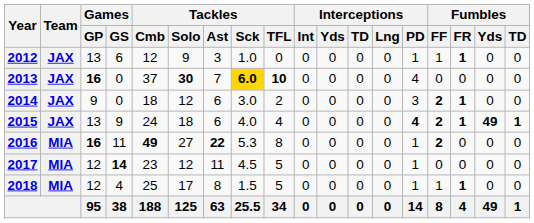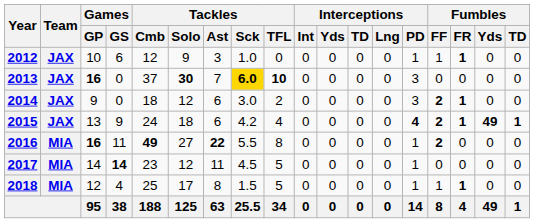(94, 57) 13 -> (94, 57) 10
(415, 79) 4 -> (415, 79) 3
(247, 121) 4.0 -> (247, 121) 4.2
(247, 143) 5.3 -> (247, 143) 5.5
(94, 164) 12 -> (94, 164) 14
